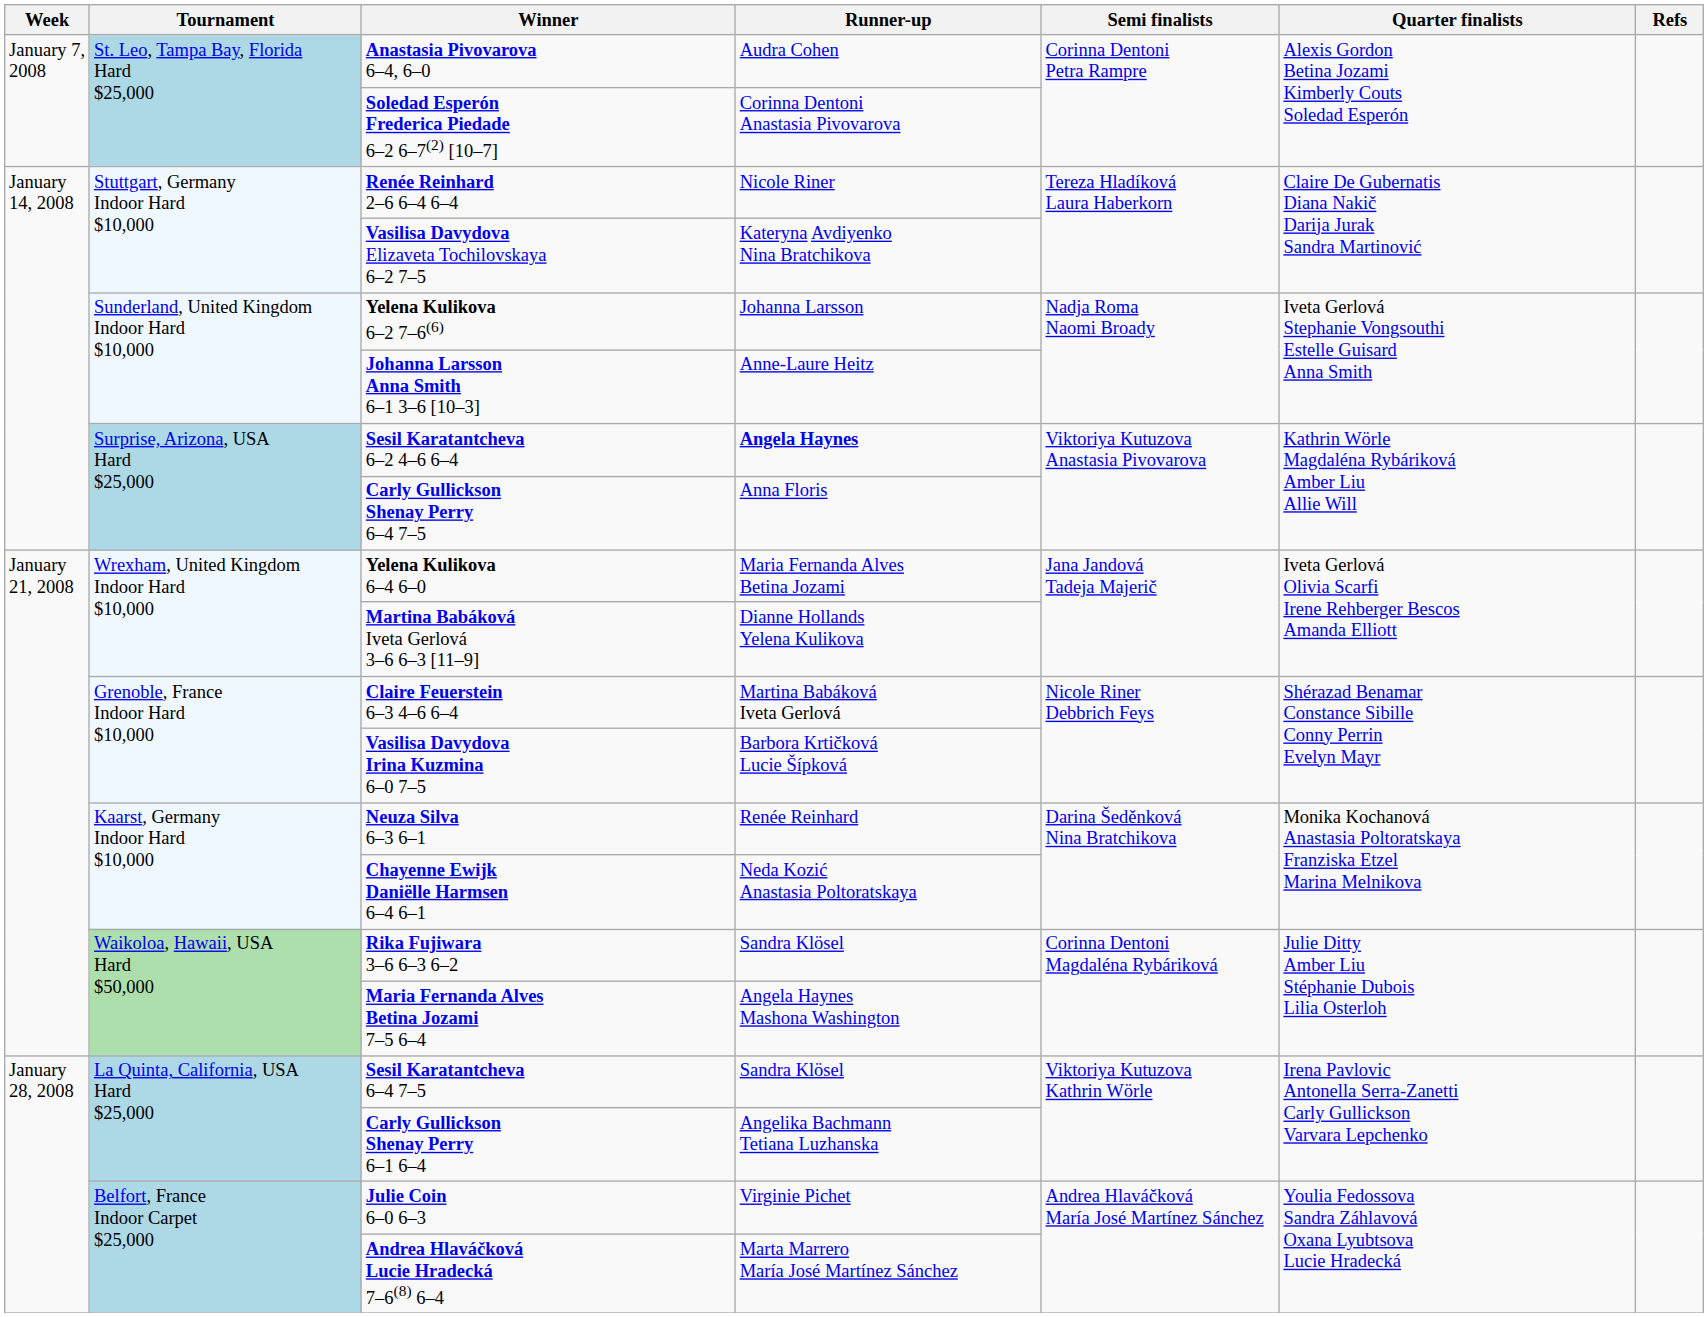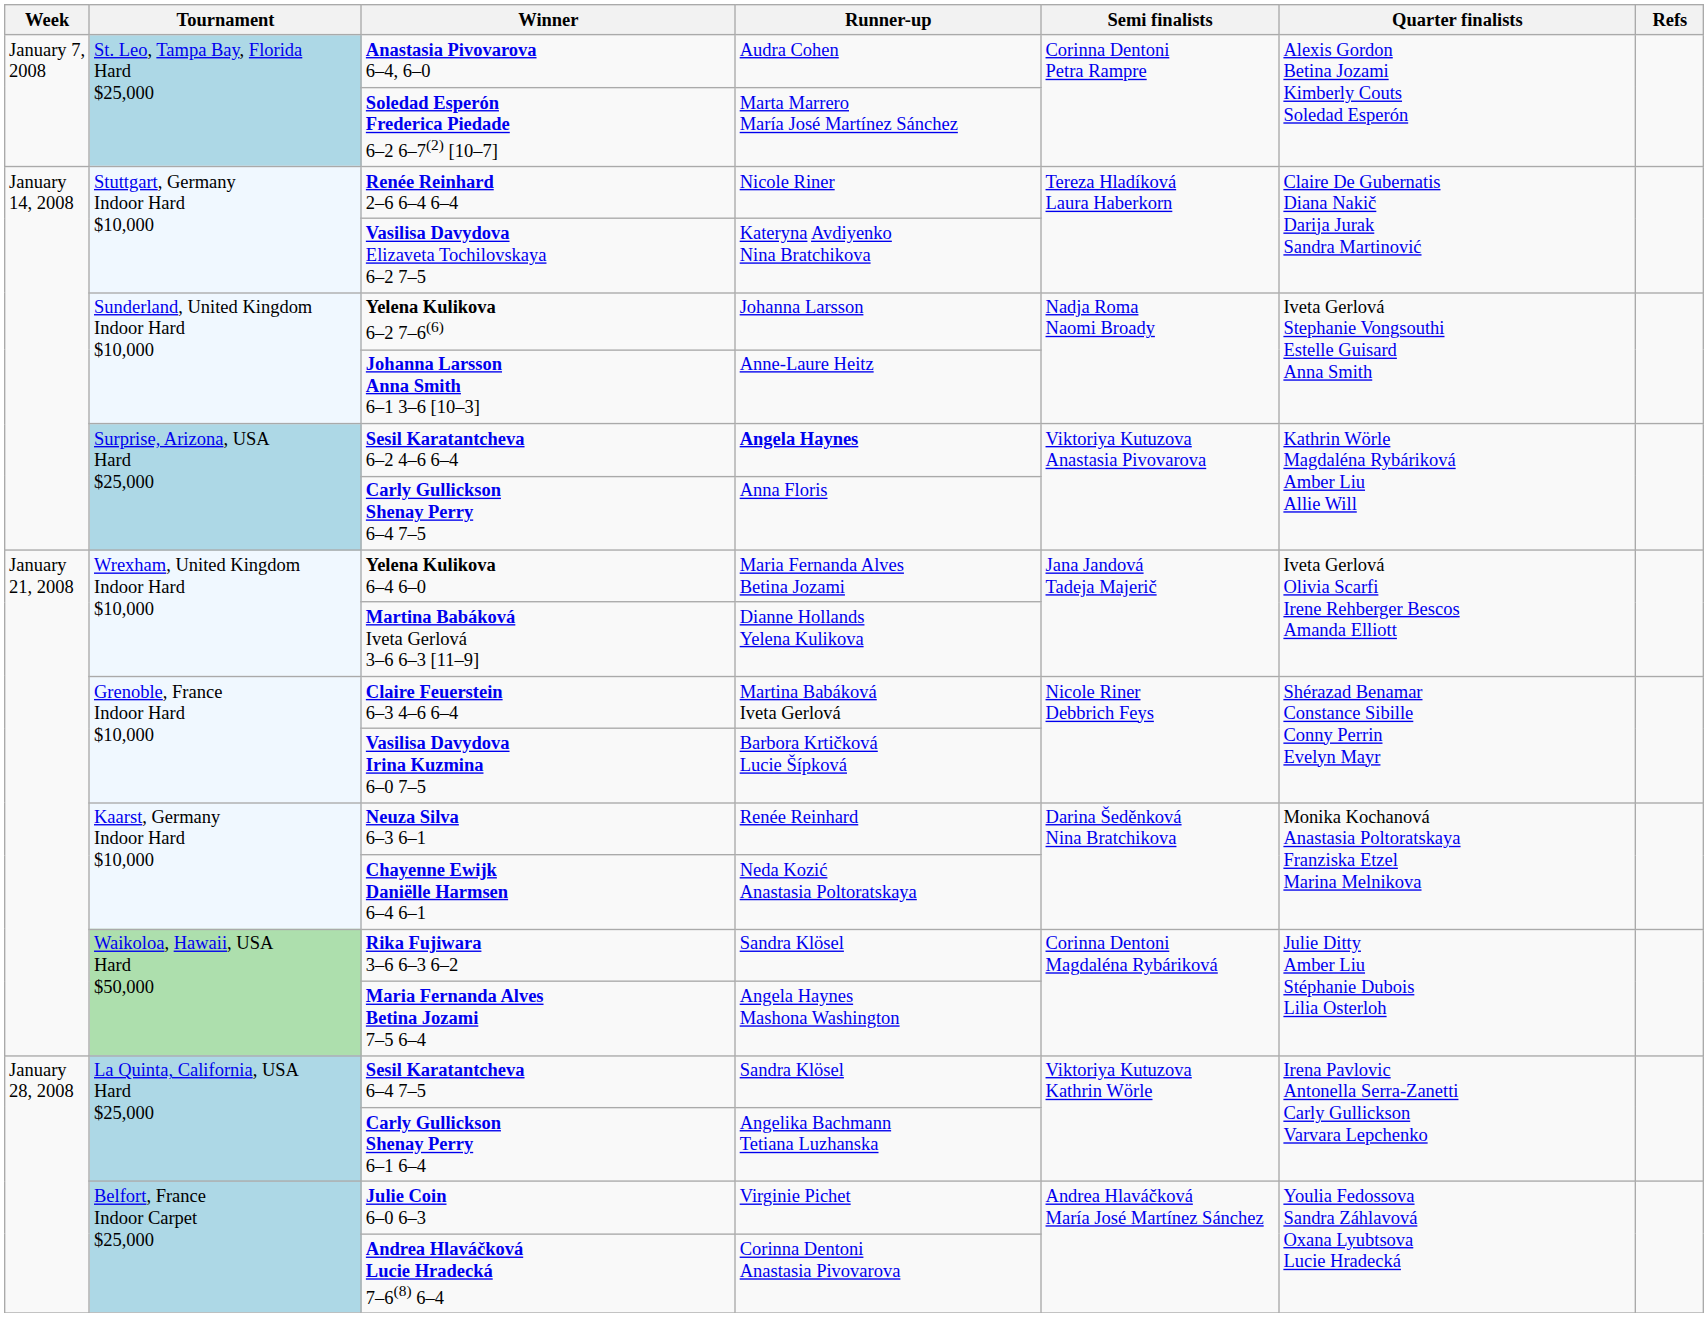(820, 113) Corinna Dentoni Anastasia Pivovarova -> (849, 113) Marta Marrero María José Martínez Sánchez
(849, 1259) Marta Marrero María José Martínez Sánchez -> (820, 1259) Corinna Dentoni Anastasia Pivovarova
